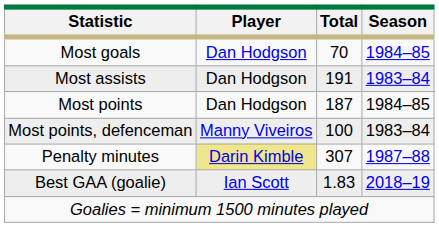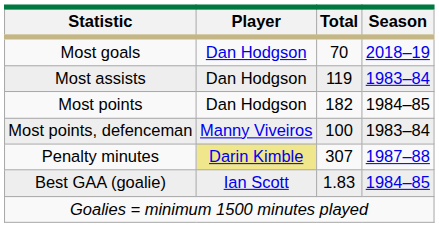(398, 52) 1984–85 -> (398, 52) 2018–19
(339, 78) 191 -> (339, 78) 119
(339, 104) 187 -> (339, 104) 182
(398, 183) 2018–19 -> (398, 183) 1984–85
